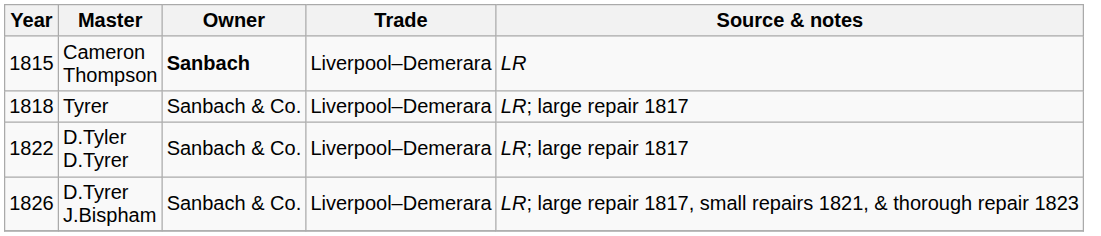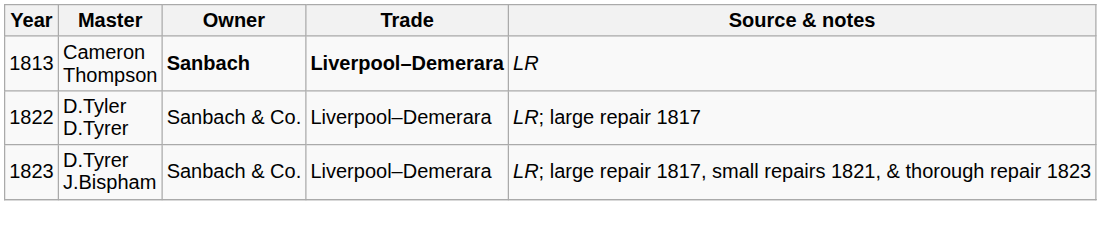(31, 63) 1815 -> (31, 63) 1813
(401, 63) normal -> (407, 63) bold
- row: (86, 106)
(31, 203) 1826 -> (31, 171) 1823
